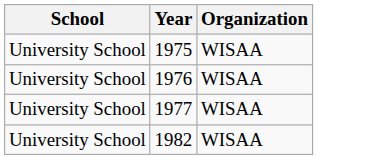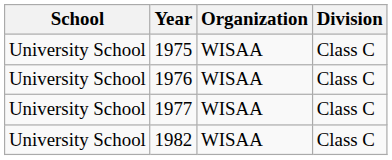+ column: (350, 19)
